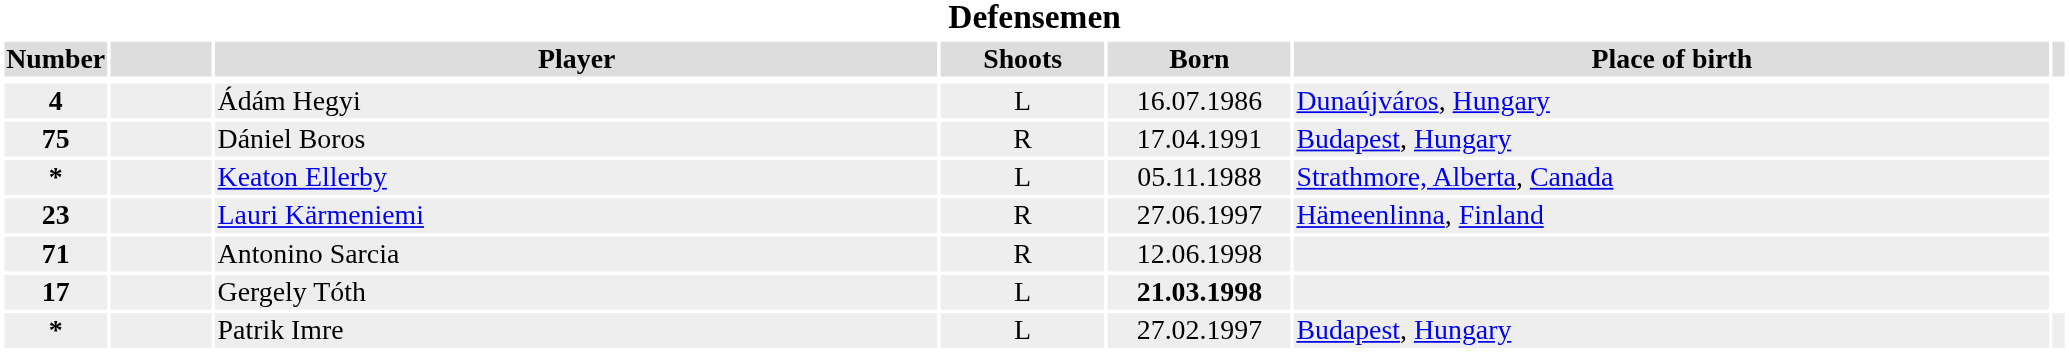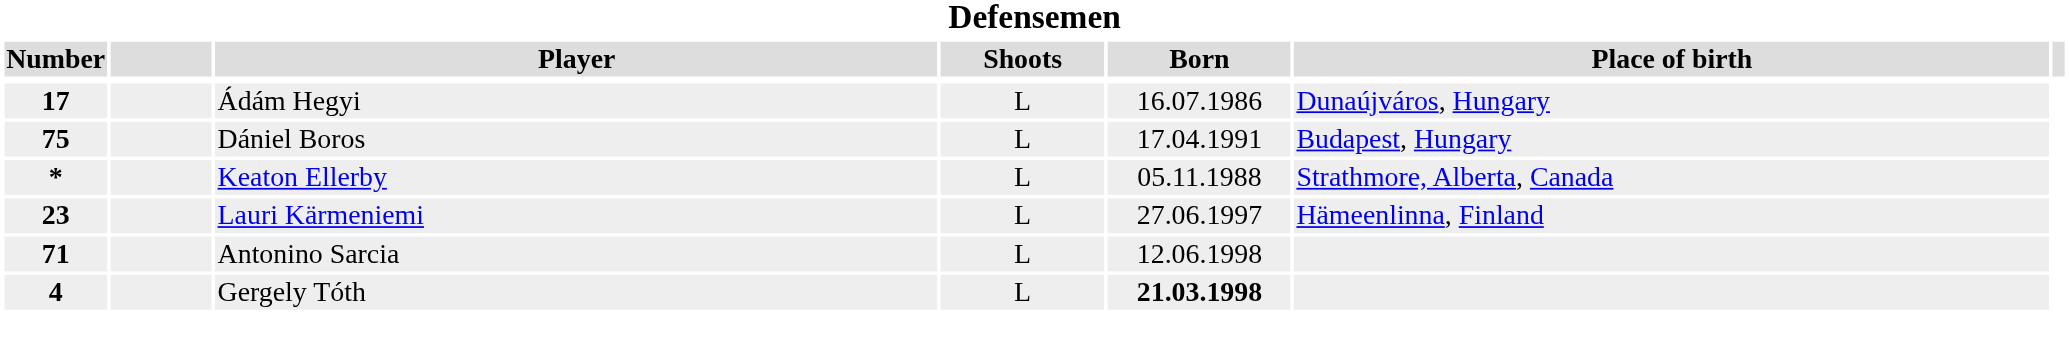(56, 100) 4 -> (56, 100) 17
(1023, 138) R -> (1023, 138) L
(1023, 215) R -> (1023, 215) L
(1023, 253) R -> (1023, 253) L
(56, 291) 17 -> (56, 291) 4
- row: (281, 330)
